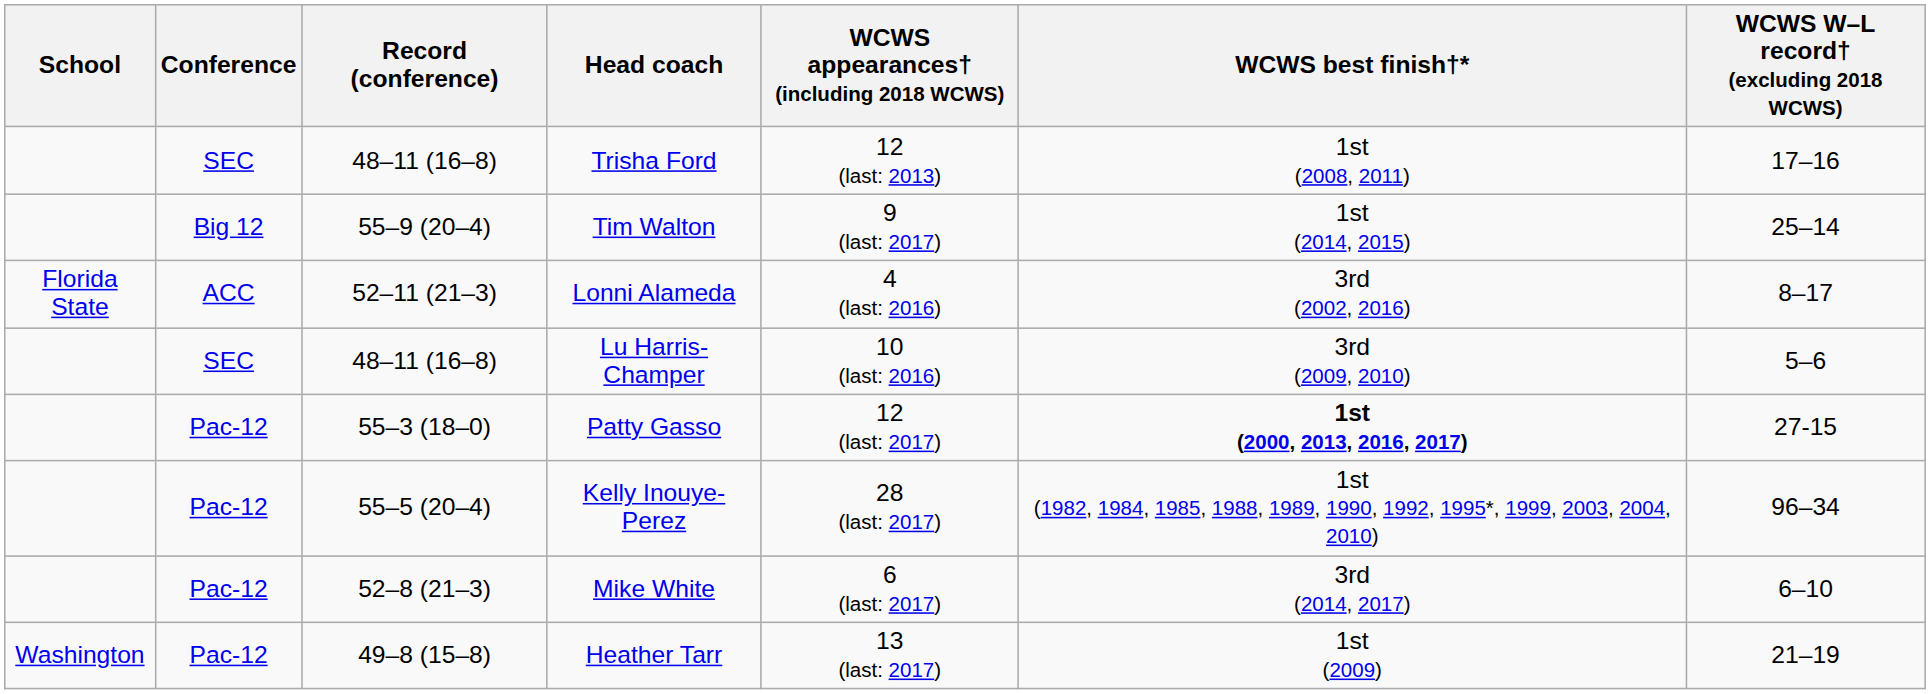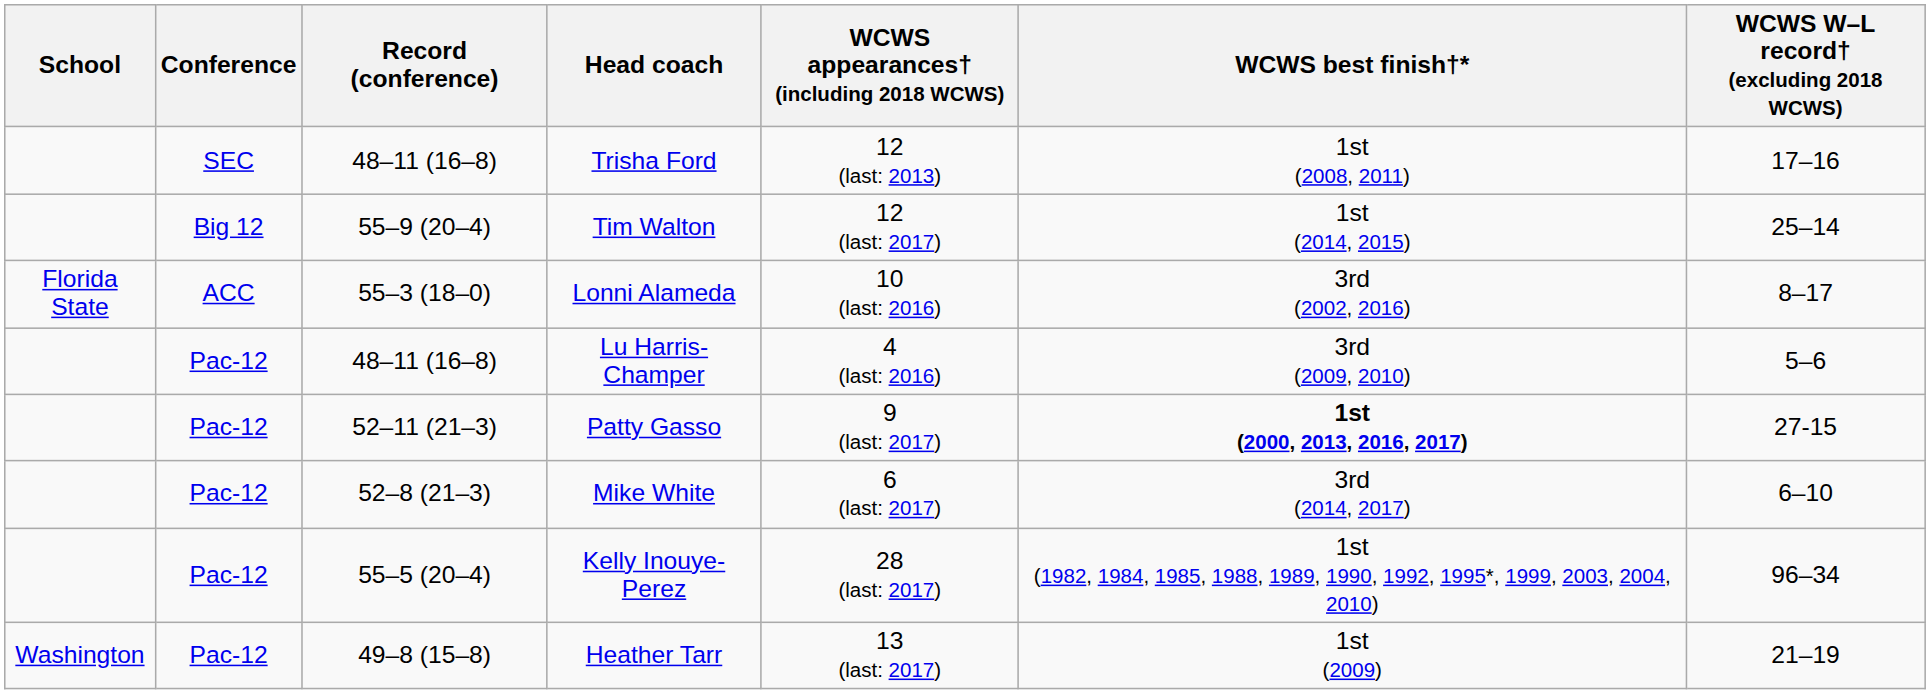(890, 226) 9 (last: 2017) -> (890, 226) 12 (last: 2017)
(425, 293) 52–11 (21–3) -> (425, 293) 55–3 (18–0)
(890, 293) 4 (last: 2016) -> (890, 293) 10 (last: 2016)
(229, 360) SEC -> (229, 360) Pac-12
(890, 360) 10 (last: 2016) -> (890, 360) 4 (last: 2016)
(425, 427) 55–3 (18–0) -> (425, 427) 52–11 (21–3)
(890, 427) 12 (last: 2017) -> (890, 427) 9 (last: 2017)
rows swapped: (654, 588) <-> (654, 507)
